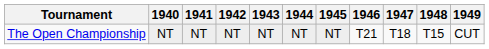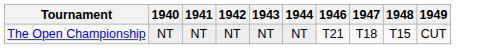- column: (333, 14)
